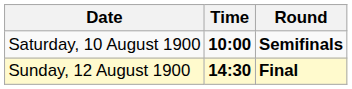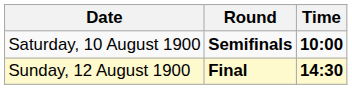columns swapped: (230, 17) <-> (301, 17)
